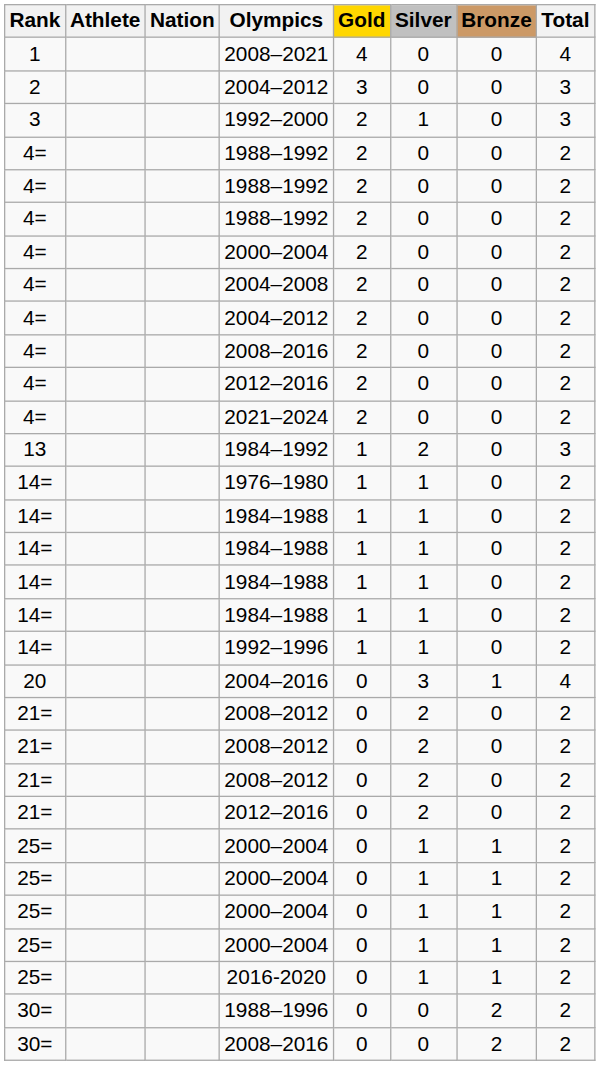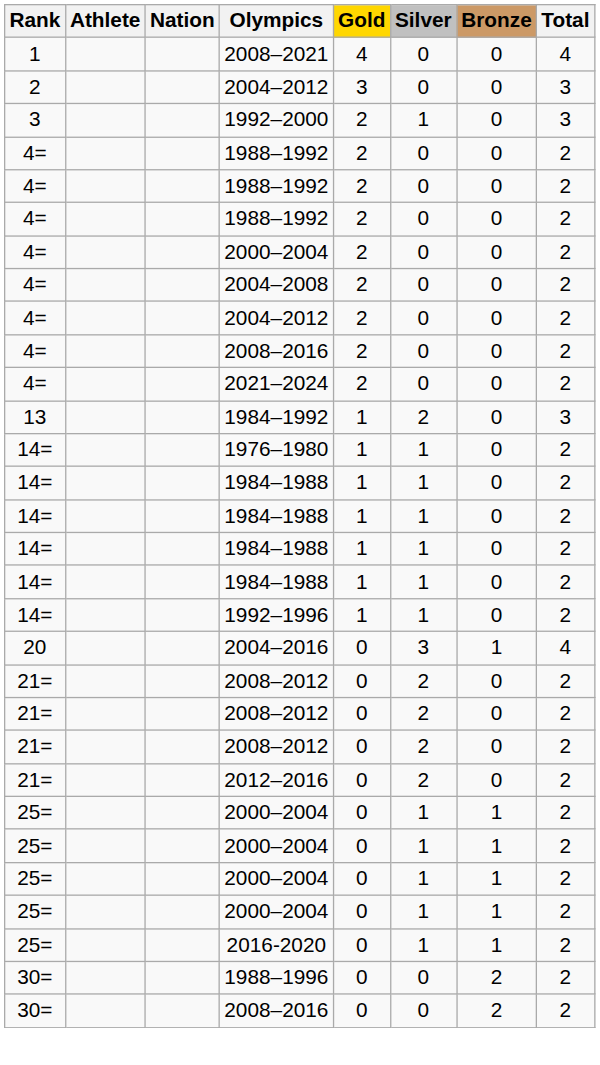- row: (35, 383)
